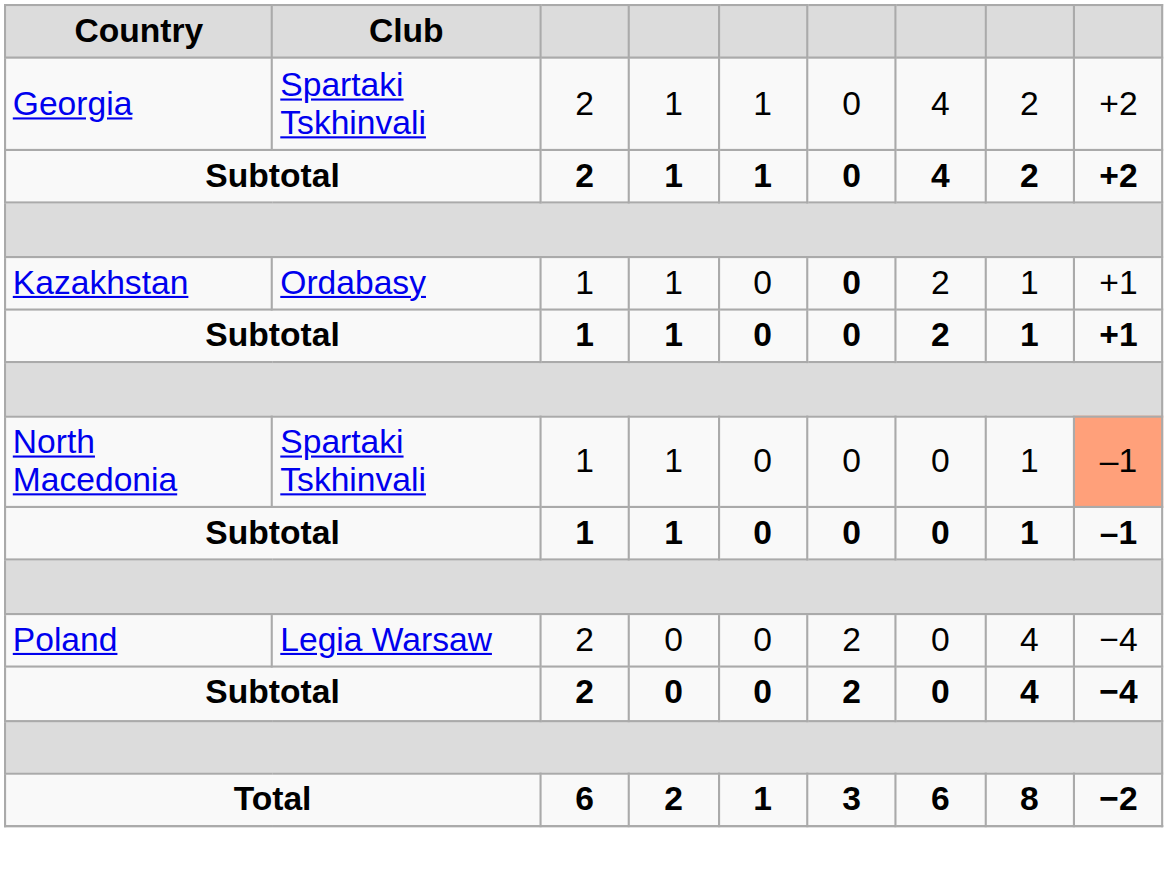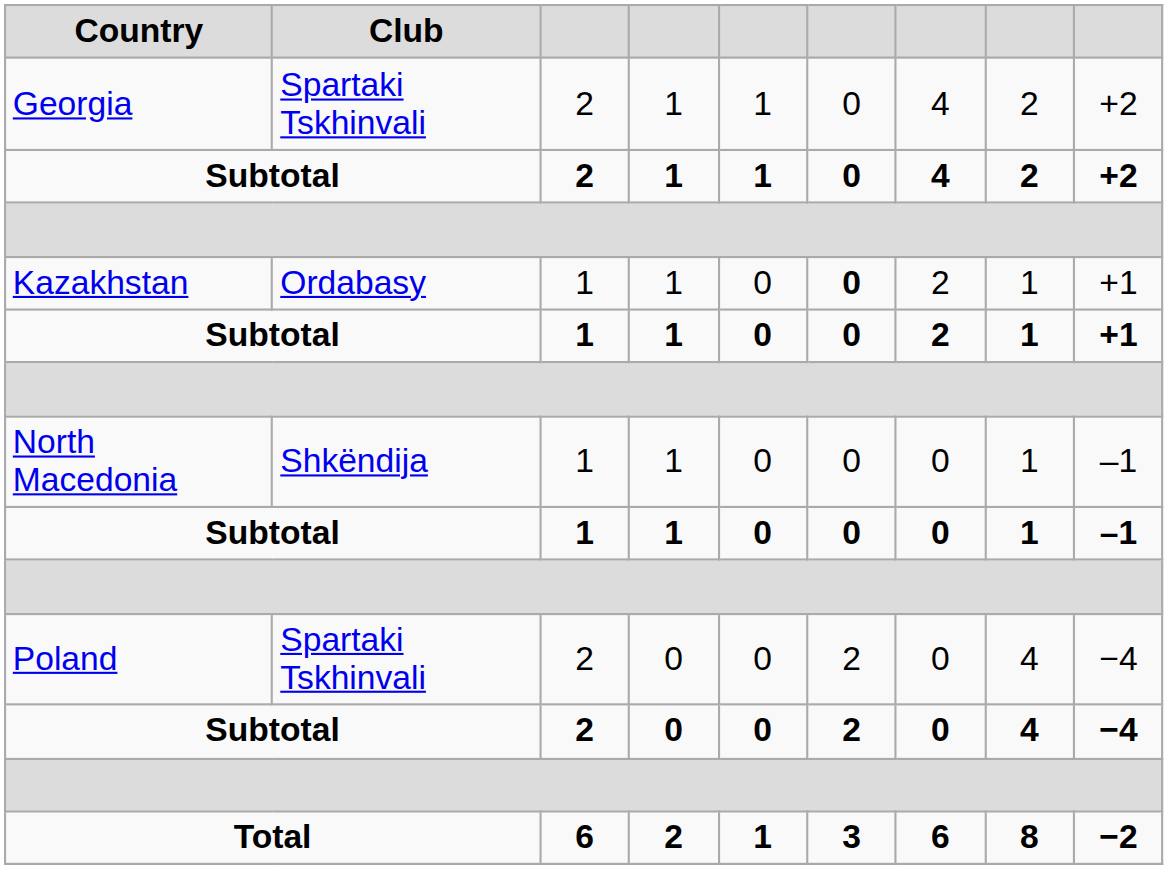(353, 460) Spartaki Tskhinvali -> (354, 460) Shkëndija
(1118, 460) lightsalmon background -> (1118, 460) no background
(386, 639) Legia Warsaw -> (353, 658) Spartaki Tskhinvali
